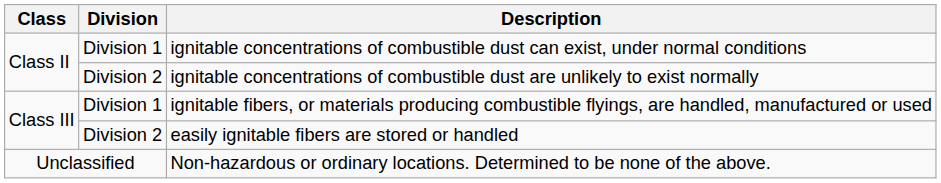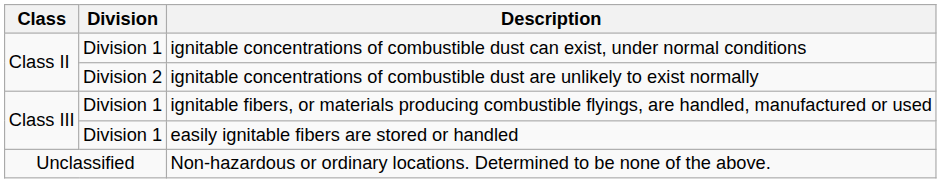(123, 134) Division 2 -> (123, 134) Division 1
